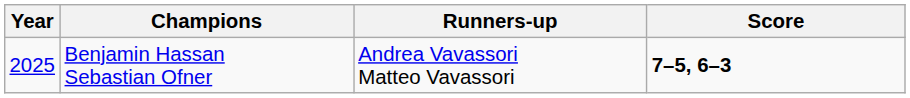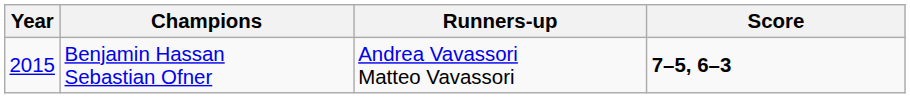(32, 65) 2025 -> (32, 65) 2015
